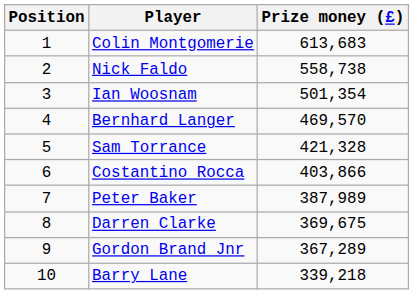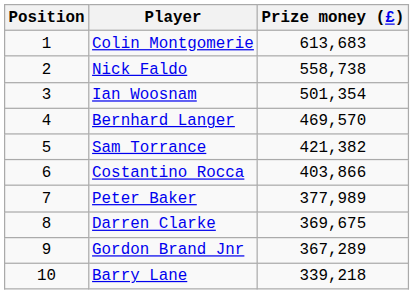(333, 147) 421,328 -> (333, 147) 421,382
(333, 198) 387,989 -> (333, 198) 377,989
